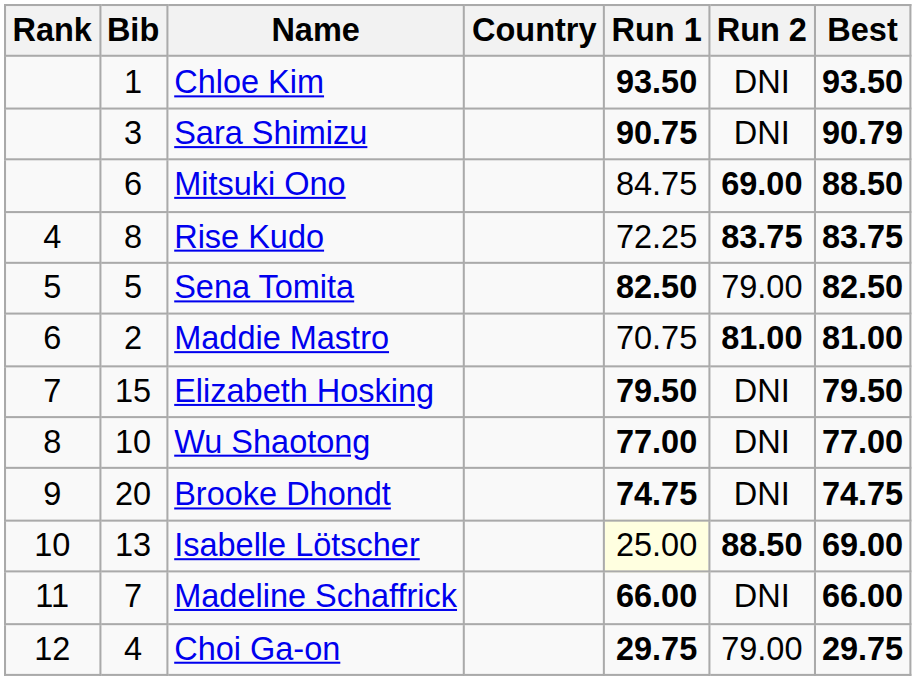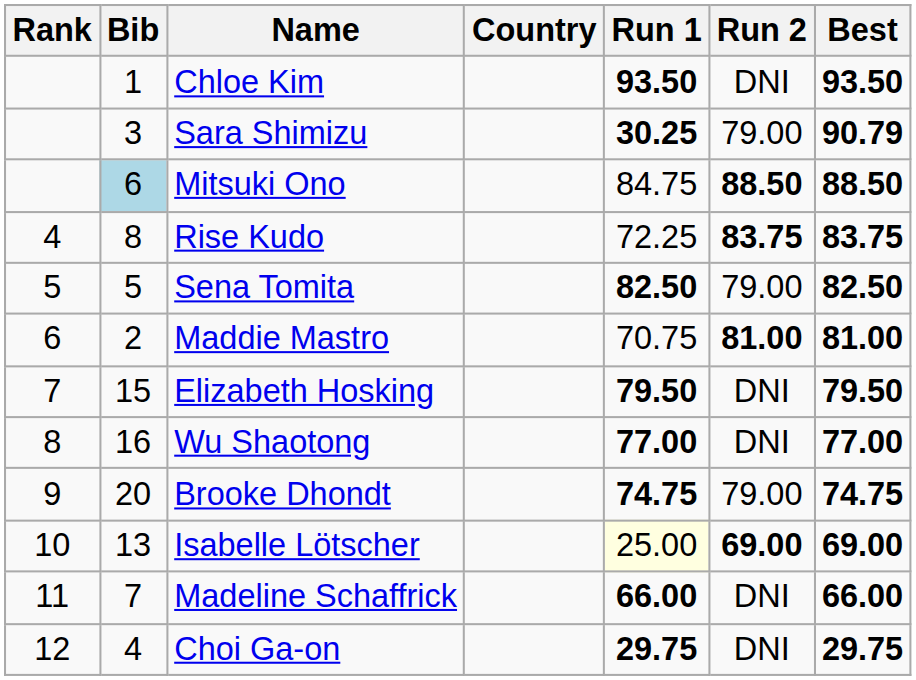(657, 133) 90.75 -> (657, 133) 30.25
(762, 133) DNI -> (762, 133) 79.00
(133, 184) no background -> (133, 184) lightblue background
(762, 184) 69.00 -> (762, 184) 88.50
(133, 442) 10 -> (133, 442) 16
(762, 493) DNI -> (762, 493) 79.00
(762, 545) 88.50 -> (762, 545) 69.00
(762, 648) 79.00 -> (762, 648) DNI
